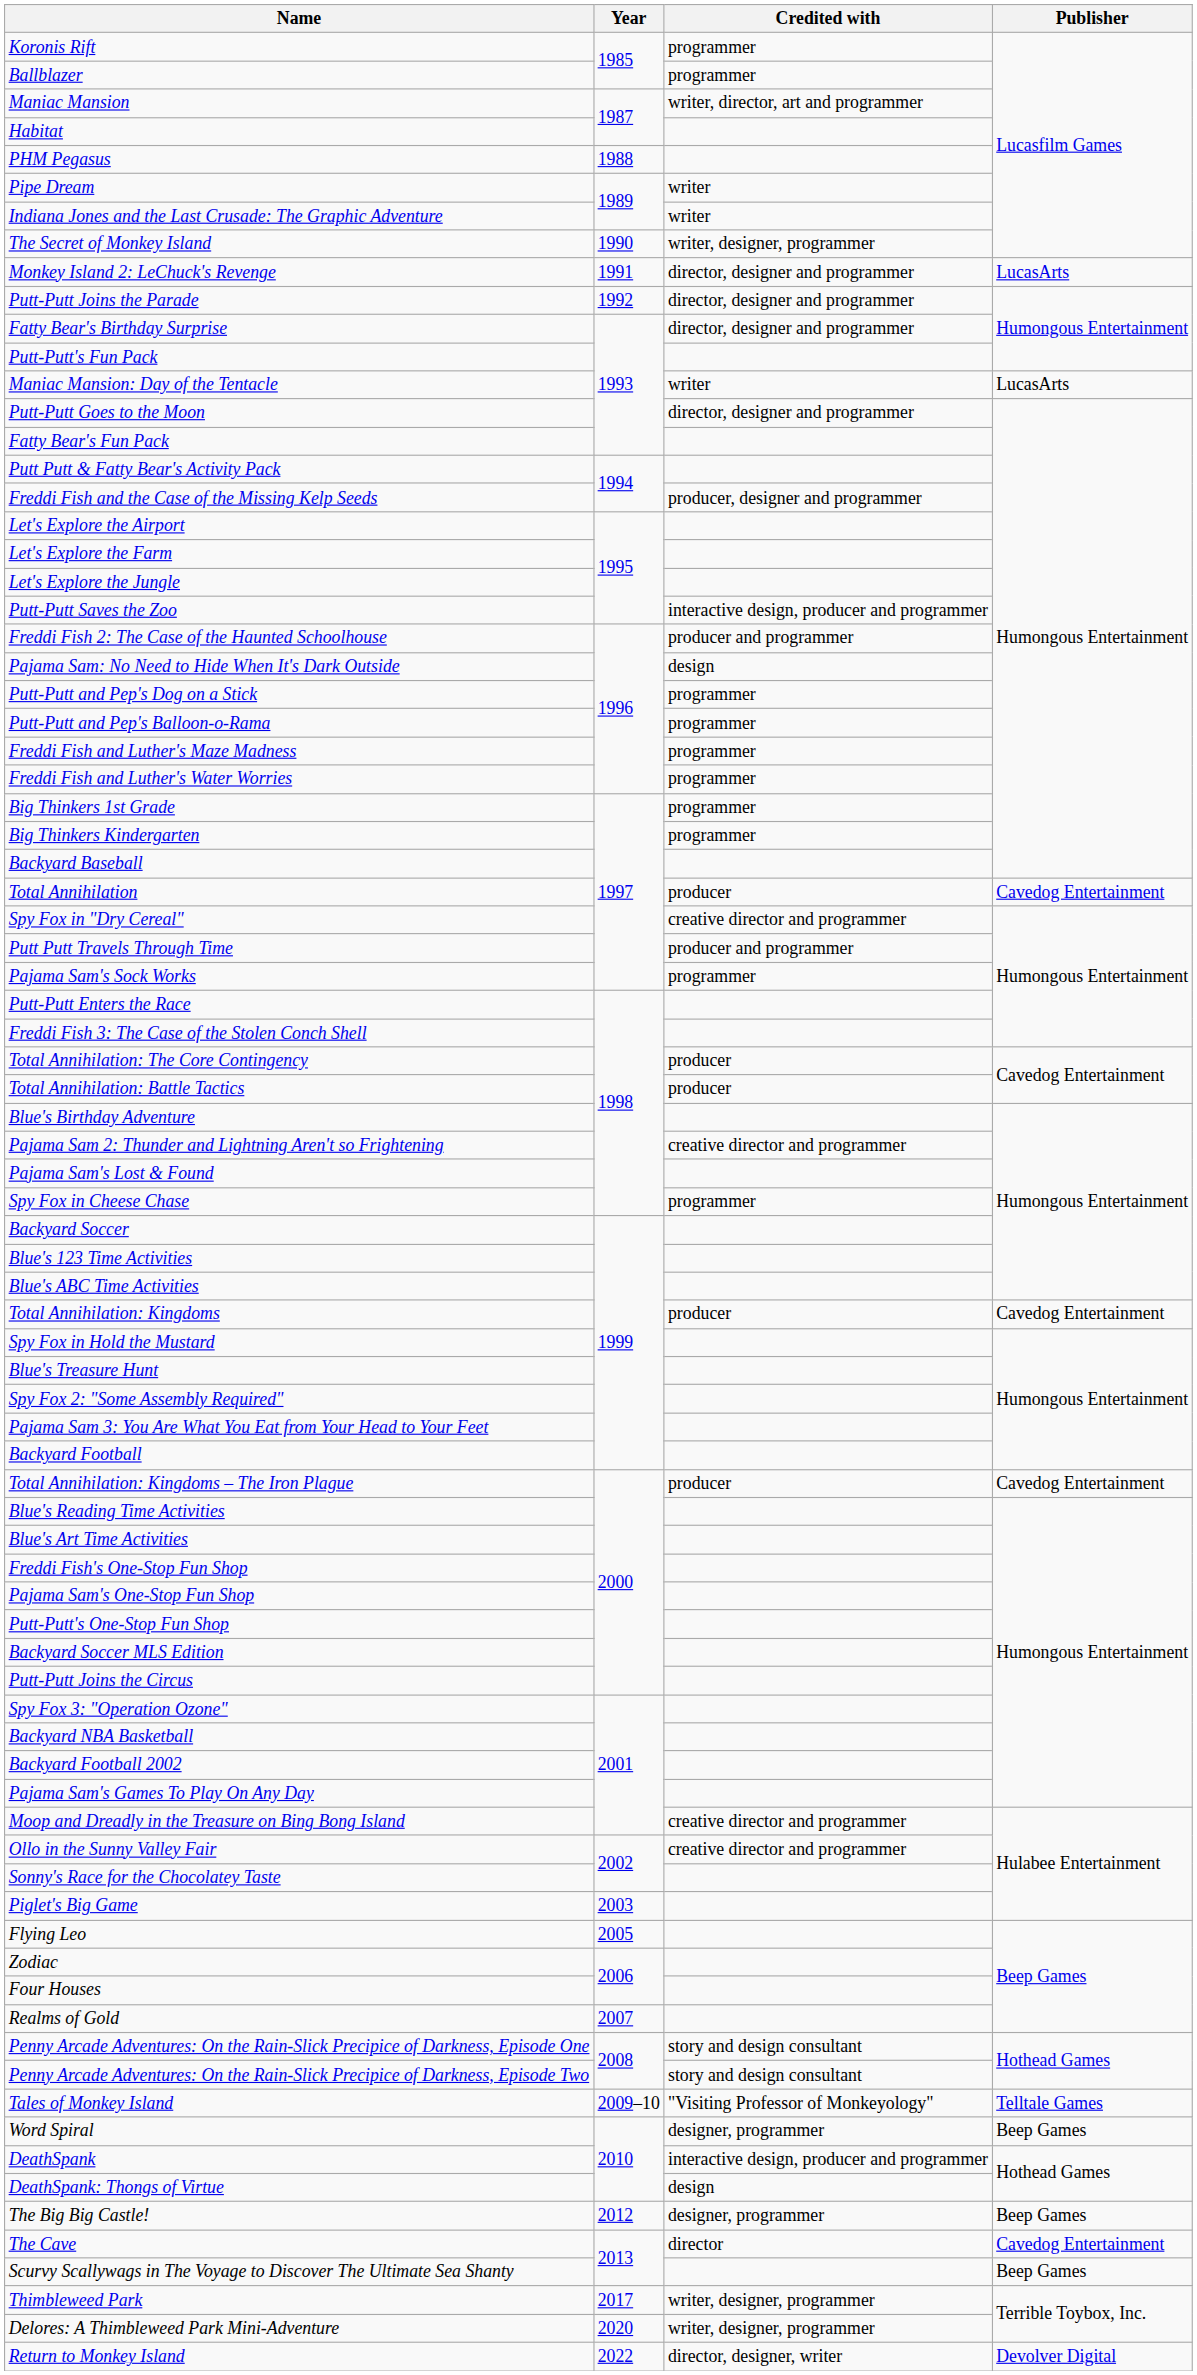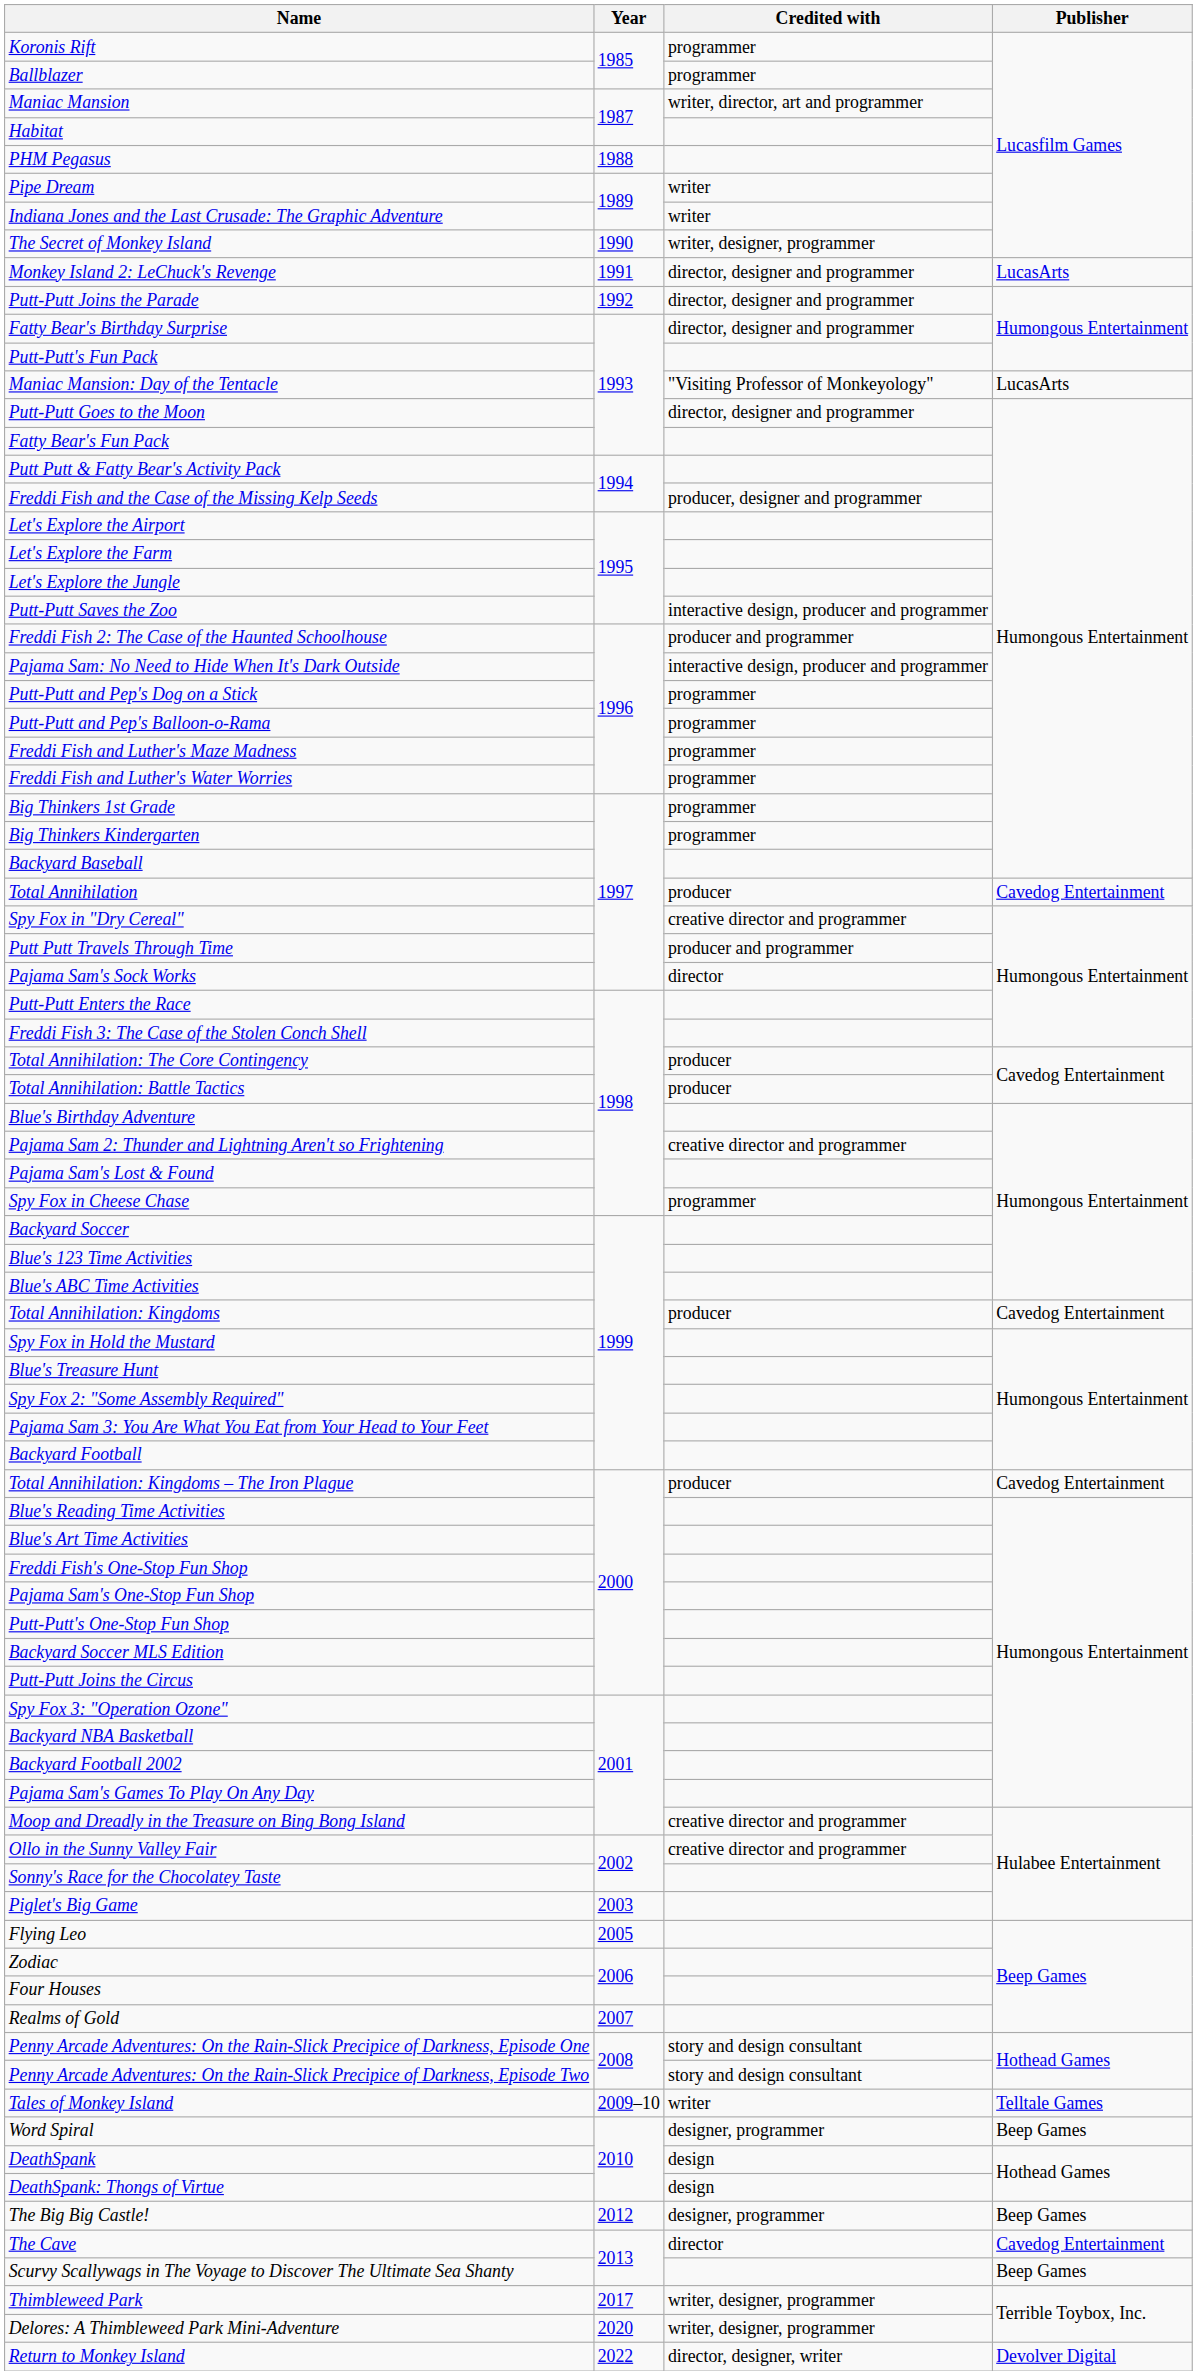(689, 384) writer -> (801, 384) "Visiting Professor of Monkeyology"
(691, 666) design -> (828, 666) interactive design, producer and programmer
(712, 976) programmer -> (696, 976) director
(801, 2102) "Visiting Professor of Monkeyology" -> (689, 2102) writer
(828, 2159) interactive design, producer and programmer -> (691, 2159) design
